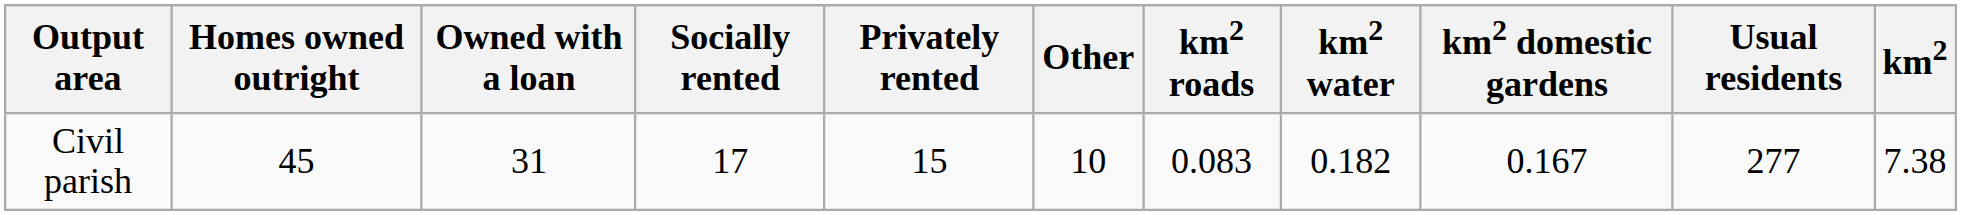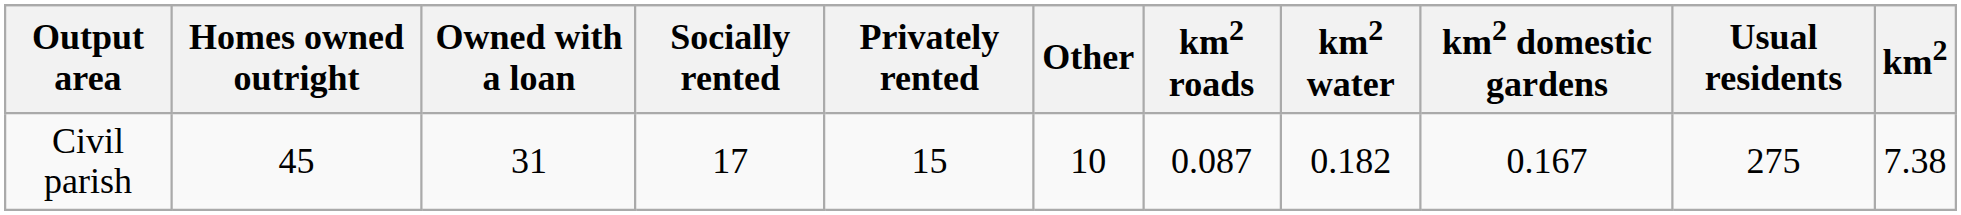(1211, 160) 0.083 -> (1211, 160) 0.087
(1774, 160) 277 -> (1774, 160) 275
